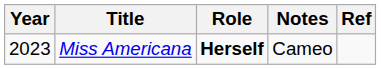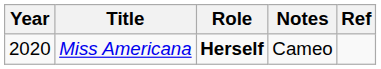(30, 49) 2023 -> (30, 49) 2020
